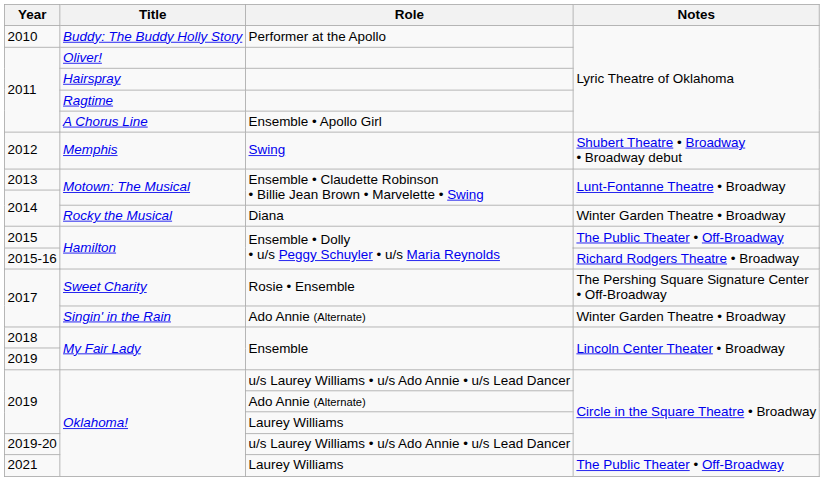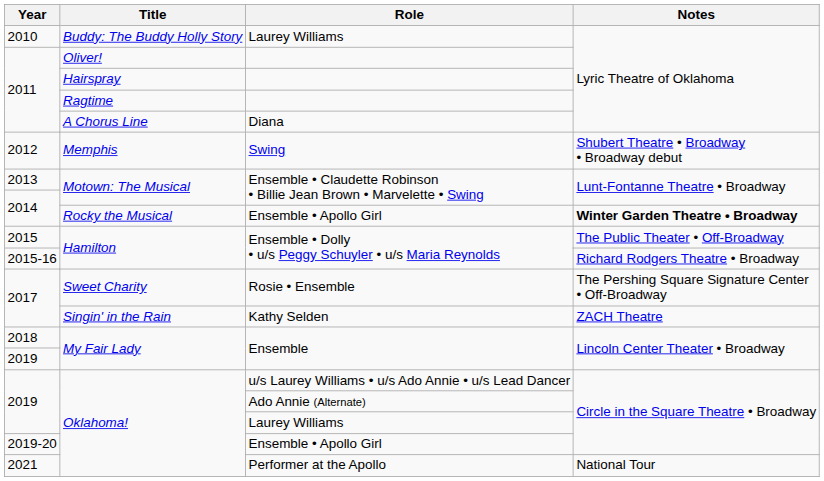(317, 36) Performer at the Apollo -> (296, 36) Laurey Williams
(315, 121) Ensemble • Apollo Girl -> (266, 121) Diana
(266, 215) Diana -> (315, 215) Ensemble • Apollo Girl
(681, 215) normal -> (687, 215) bold
(307, 316) Ado Annie (Alternate) -> (288, 316) Kathy Selden
(681, 316) Winter Garden Theatre • Broadway -> (620, 316) ZACH Theatre
(409, 444) u/s Laurey Williams • u/s Ado Annie • u/s Lead Dancer -> (315, 444) Ensemble • Apollo Girl
(296, 465) Laurey Williams -> (317, 465) Performer at the Apollo
(680, 465) The Public Theater • Off-Broadway -> (616, 465) National Tour
